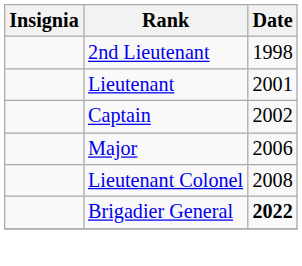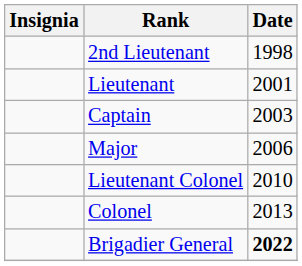(273, 116) 2002 -> (273, 116) 2003
(273, 180) 2008 -> (273, 180) 2010
+ row: (120, 212)
